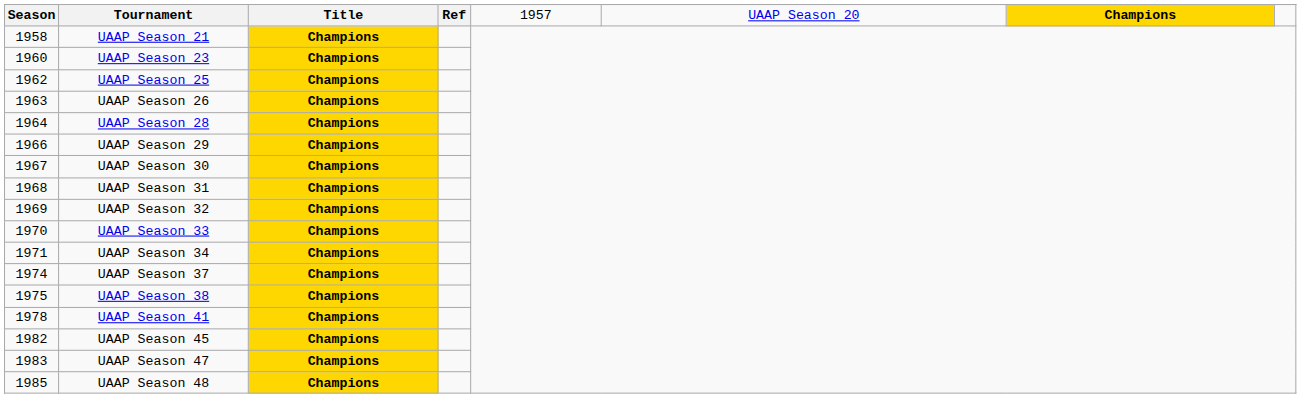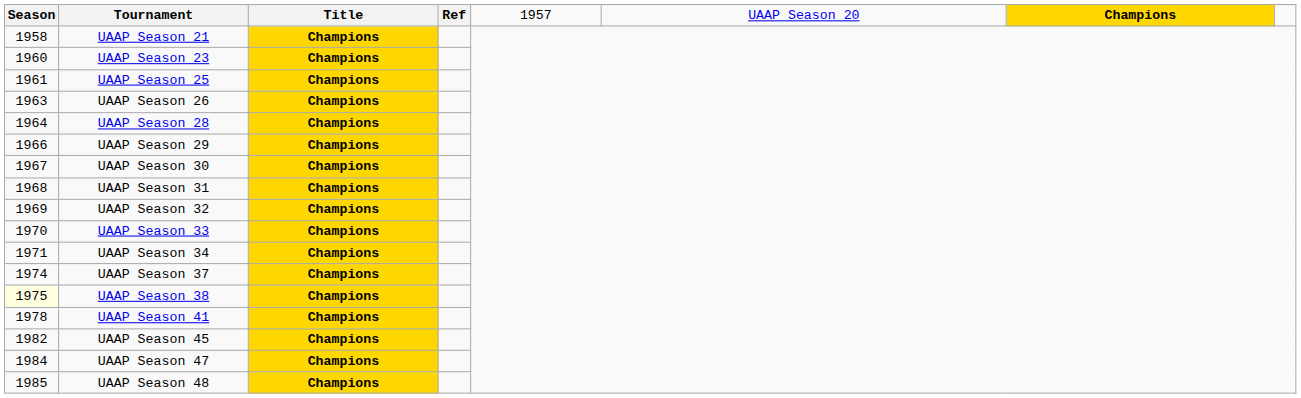(32, 80) 1962 -> (32, 80) 1961
(32, 296) no background -> (32, 296) lightyellow background
(32, 361) 1983 -> (32, 361) 1984
